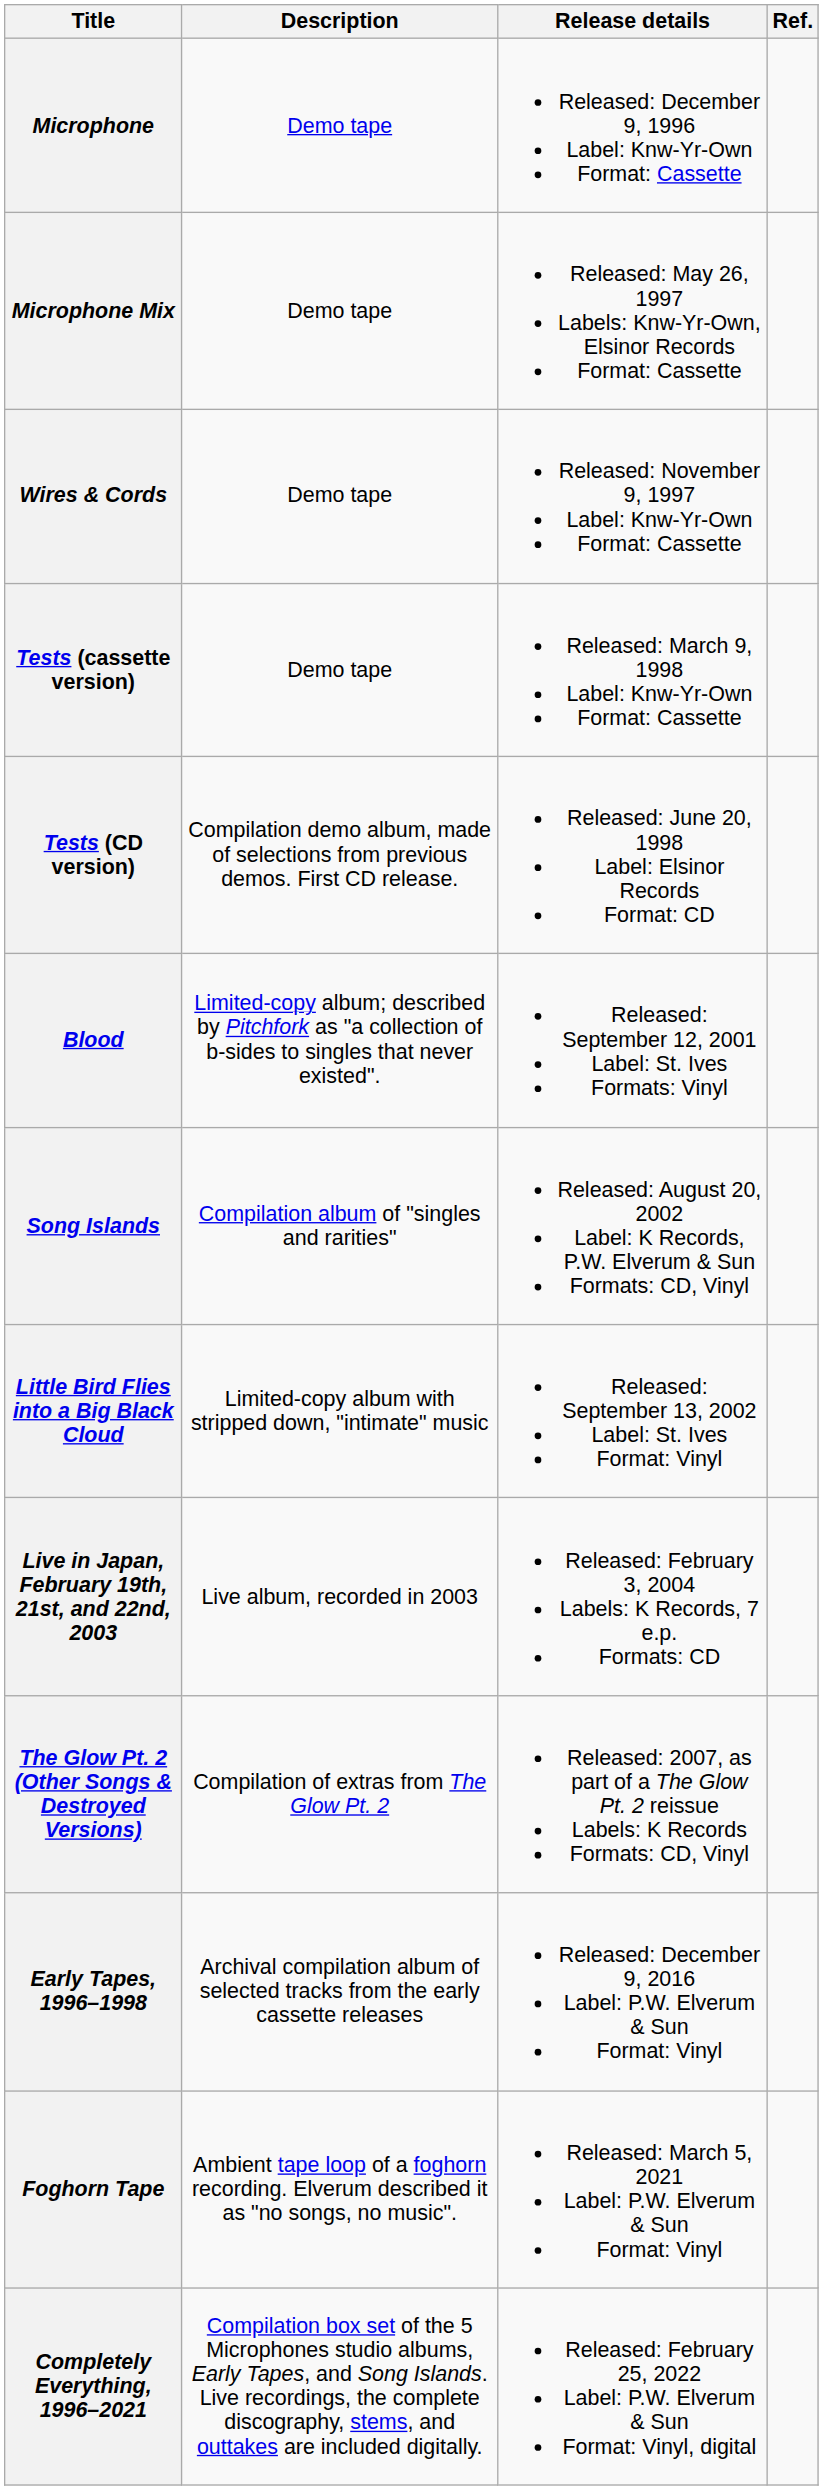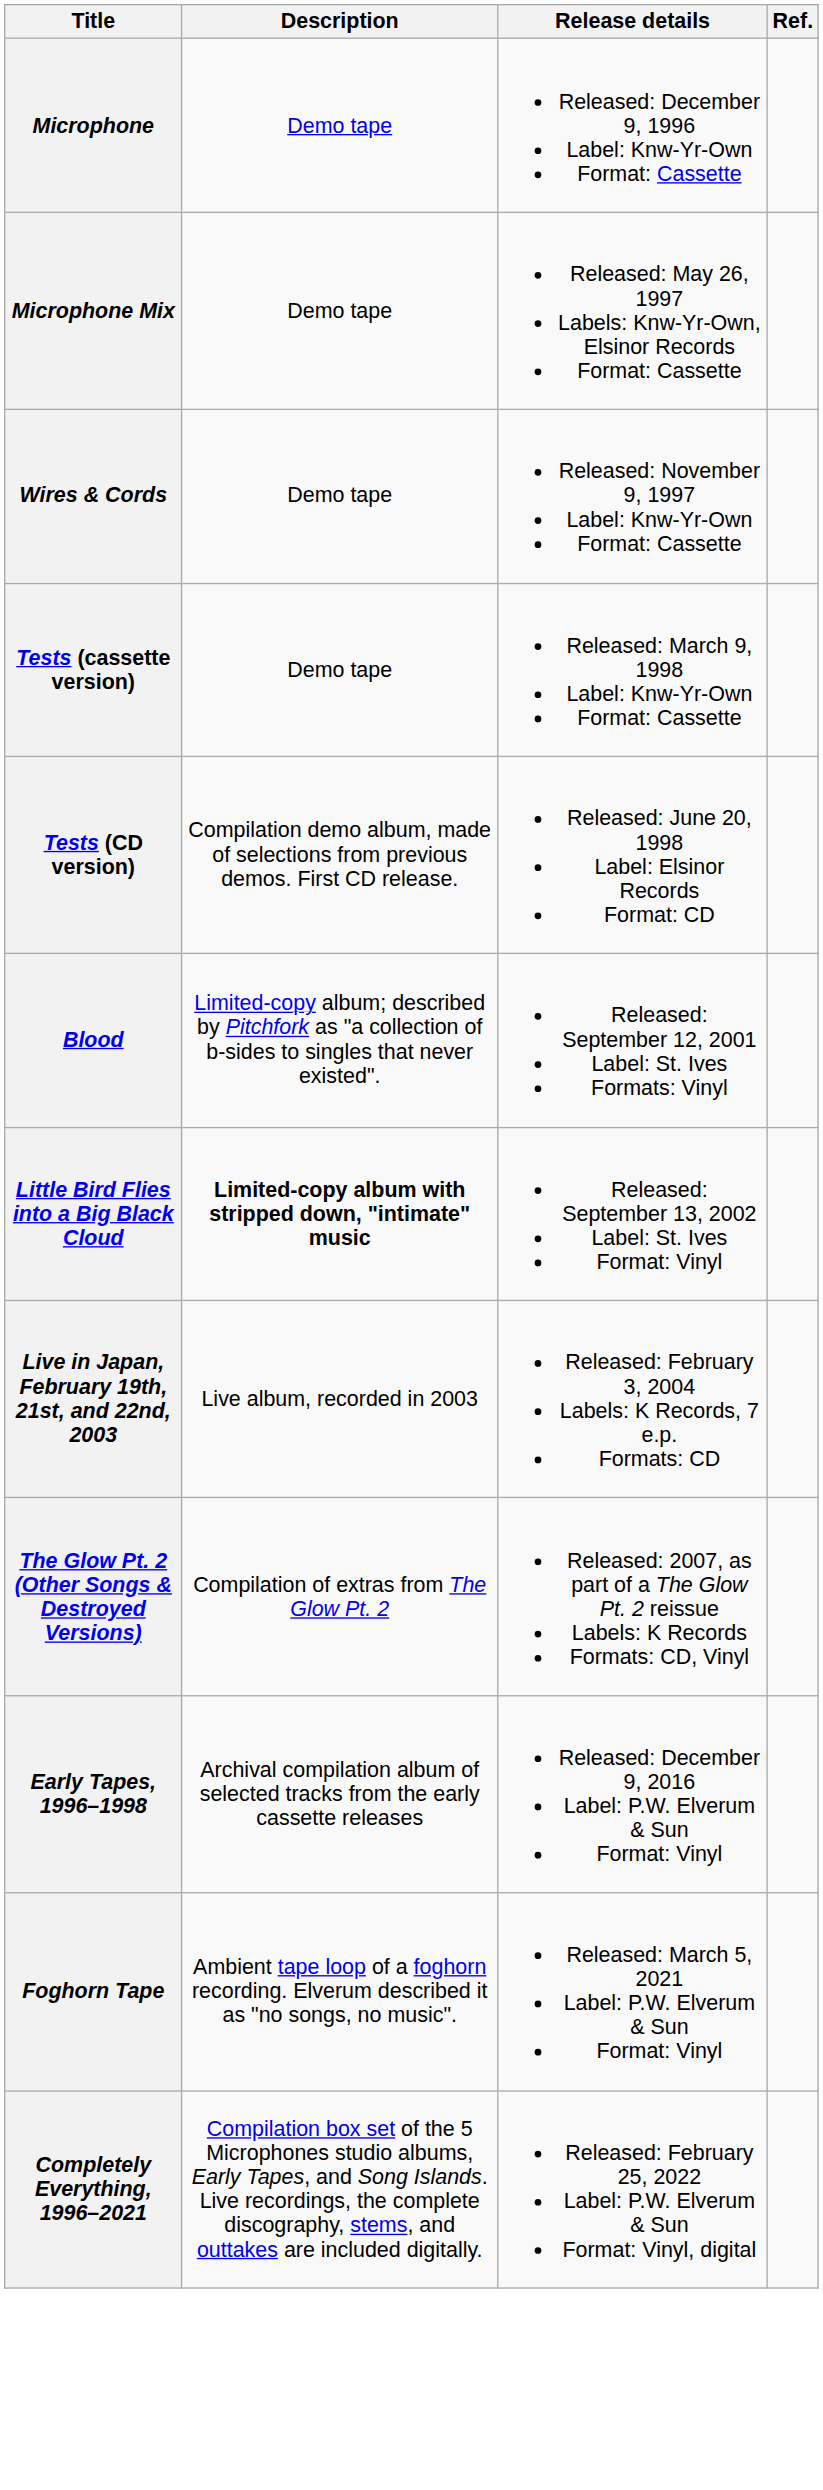- row: (93, 1225)
(340, 1411) normal -> (340, 1213) bold
